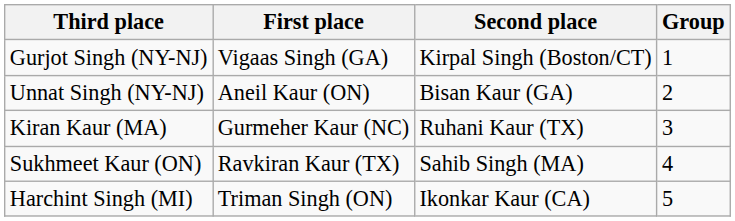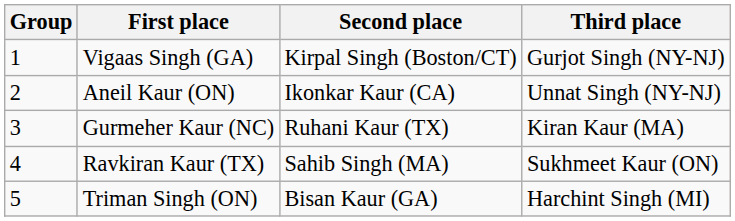columns swapped: (693, 22) <-> (109, 22)
(496, 92) Bisan Kaur (GA) -> (370, 92) Ikonkar Kaur (CA)
(505, 198) Ikonkar Kaur (CA) -> (361, 198) Bisan Kaur (GA)
